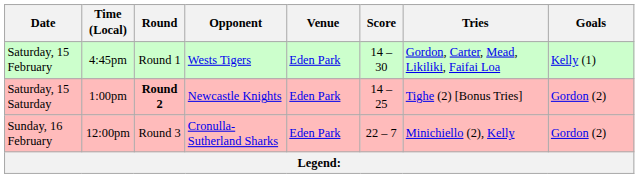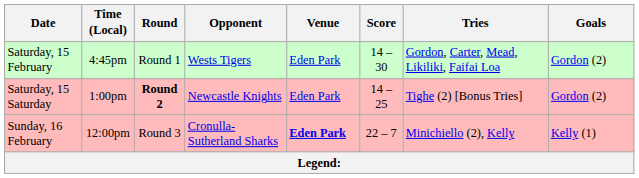(573, 59) Kelly (1) -> (579, 59) Gordon (2)
(315, 133) normal -> (318, 133) bold
(579, 133) Gordon (2) -> (573, 133) Kelly (1)
